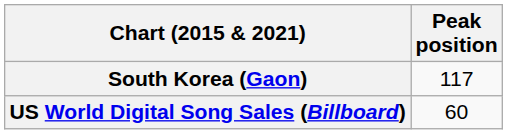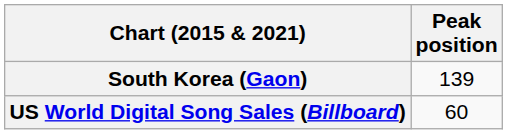(457, 78) 117 -> (457, 78) 139
